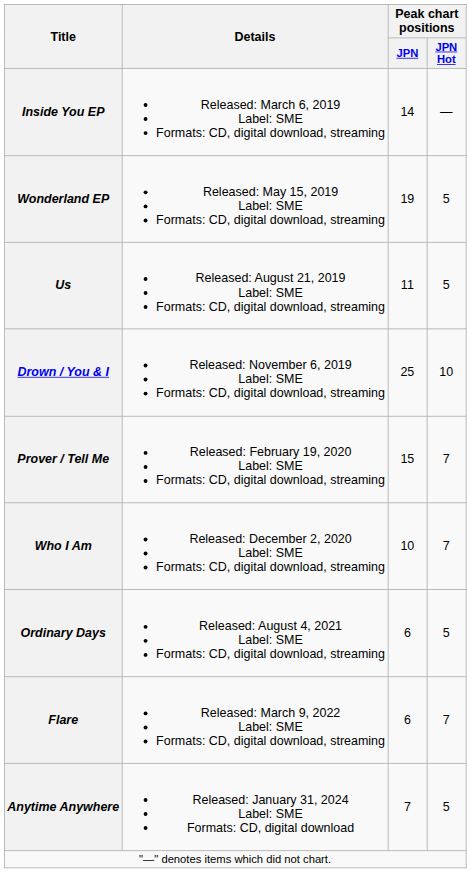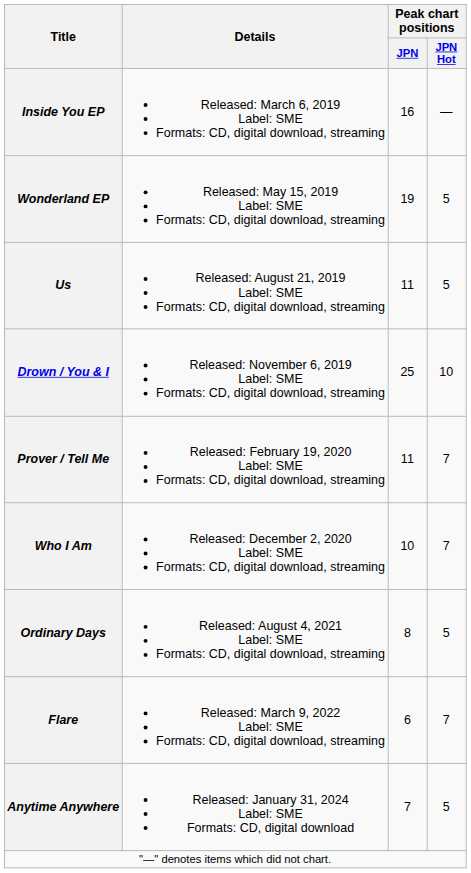(407, 111) 14 -> (407, 111) 16
(407, 459) 15 -> (407, 459) 11
(407, 633) 6 -> (407, 633) 8
